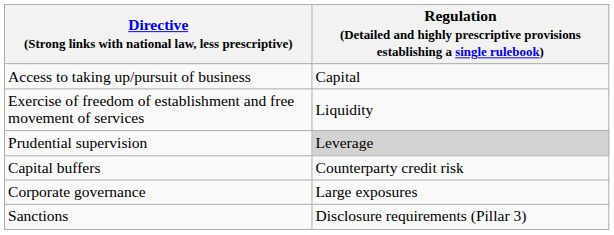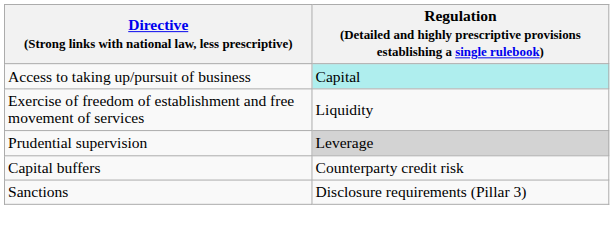(338, 76) no background -> (338, 76) paleturquoise background
- row: (77, 192)
